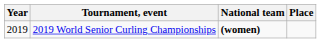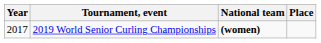(17, 29) 2019 -> (17, 29) 2017
